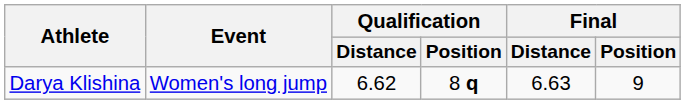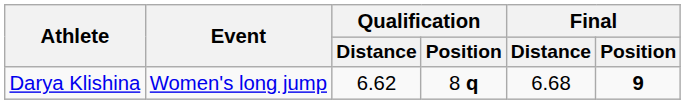(551, 83) 6.63 -> (551, 83) 6.68
(638, 83) normal -> (638, 83) bold
